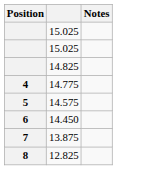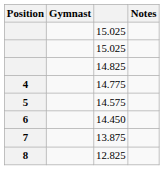+ column: (70, 13)
